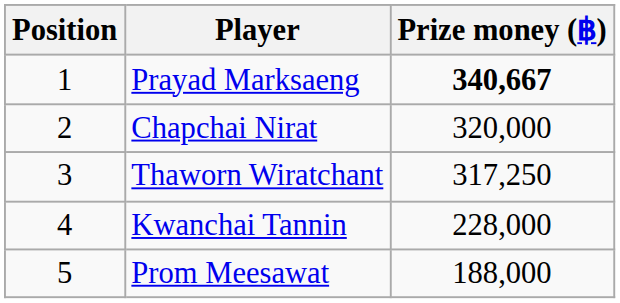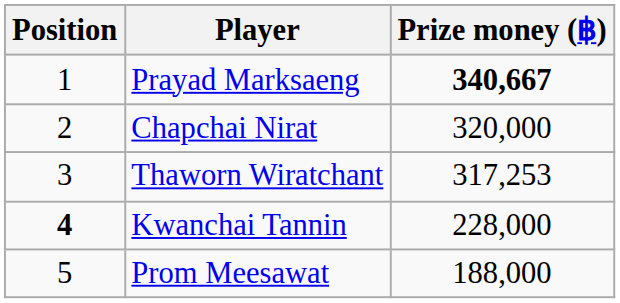(502, 176) 317,250 -> (502, 176) 317,253
(65, 224) normal -> (65, 224) bold
